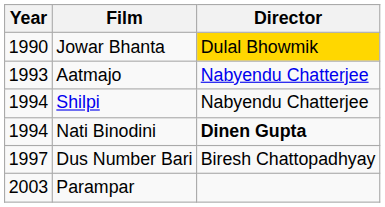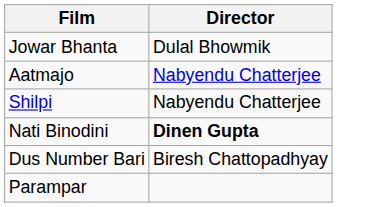- column: (28, 18)
(259, 46) gold background -> (212, 46) no background
